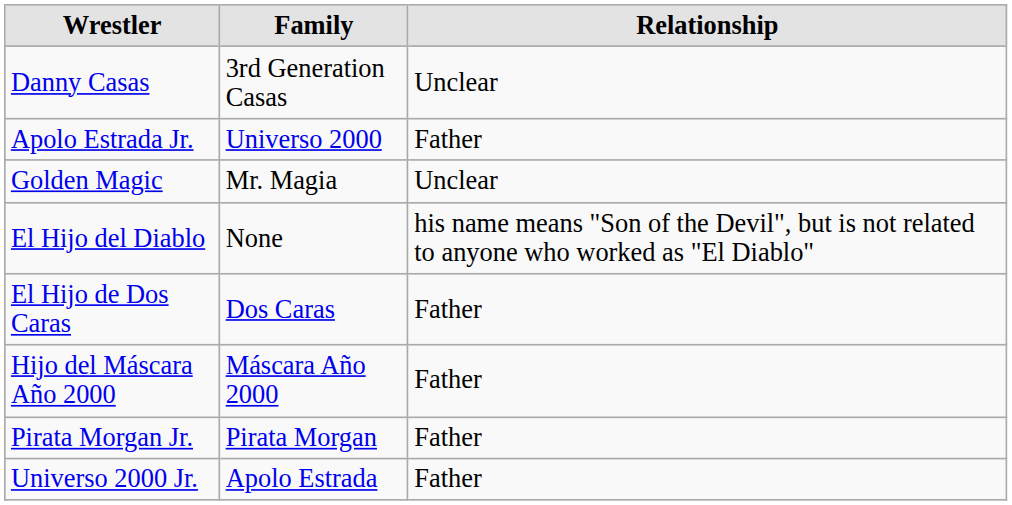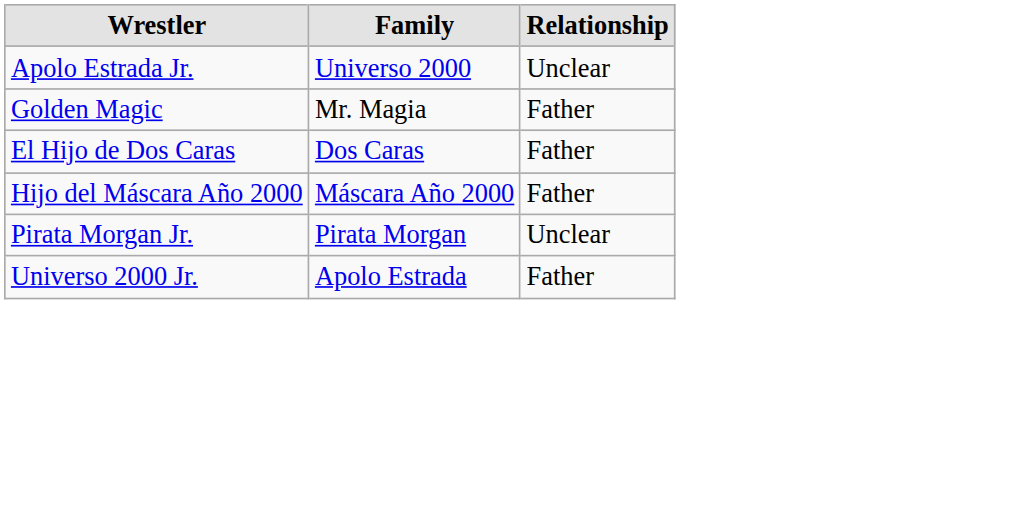- row: (80, 82)
(448, 138) Father -> (568, 67) Unclear
(456, 180) Unclear -> (560, 109) Father
- row: (108, 237)
(448, 437) Father -> (568, 234) Unclear
